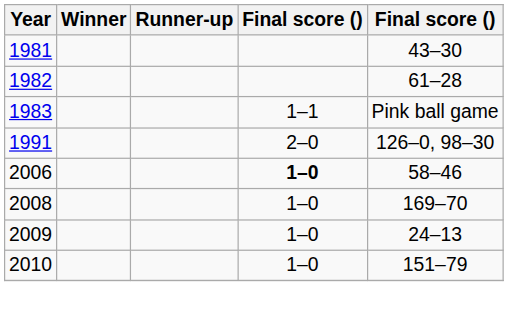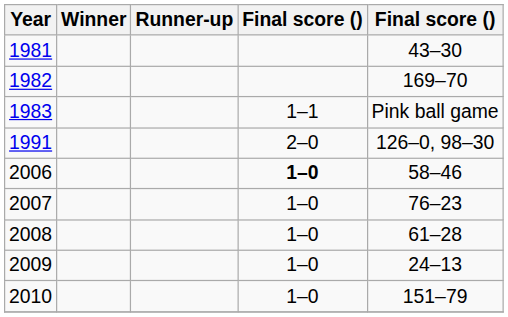(435, 81) 61–28 -> (435, 81) 169–70
+ row: (31, 204)
(435, 204) 169–70 -> (435, 234) 61–28
